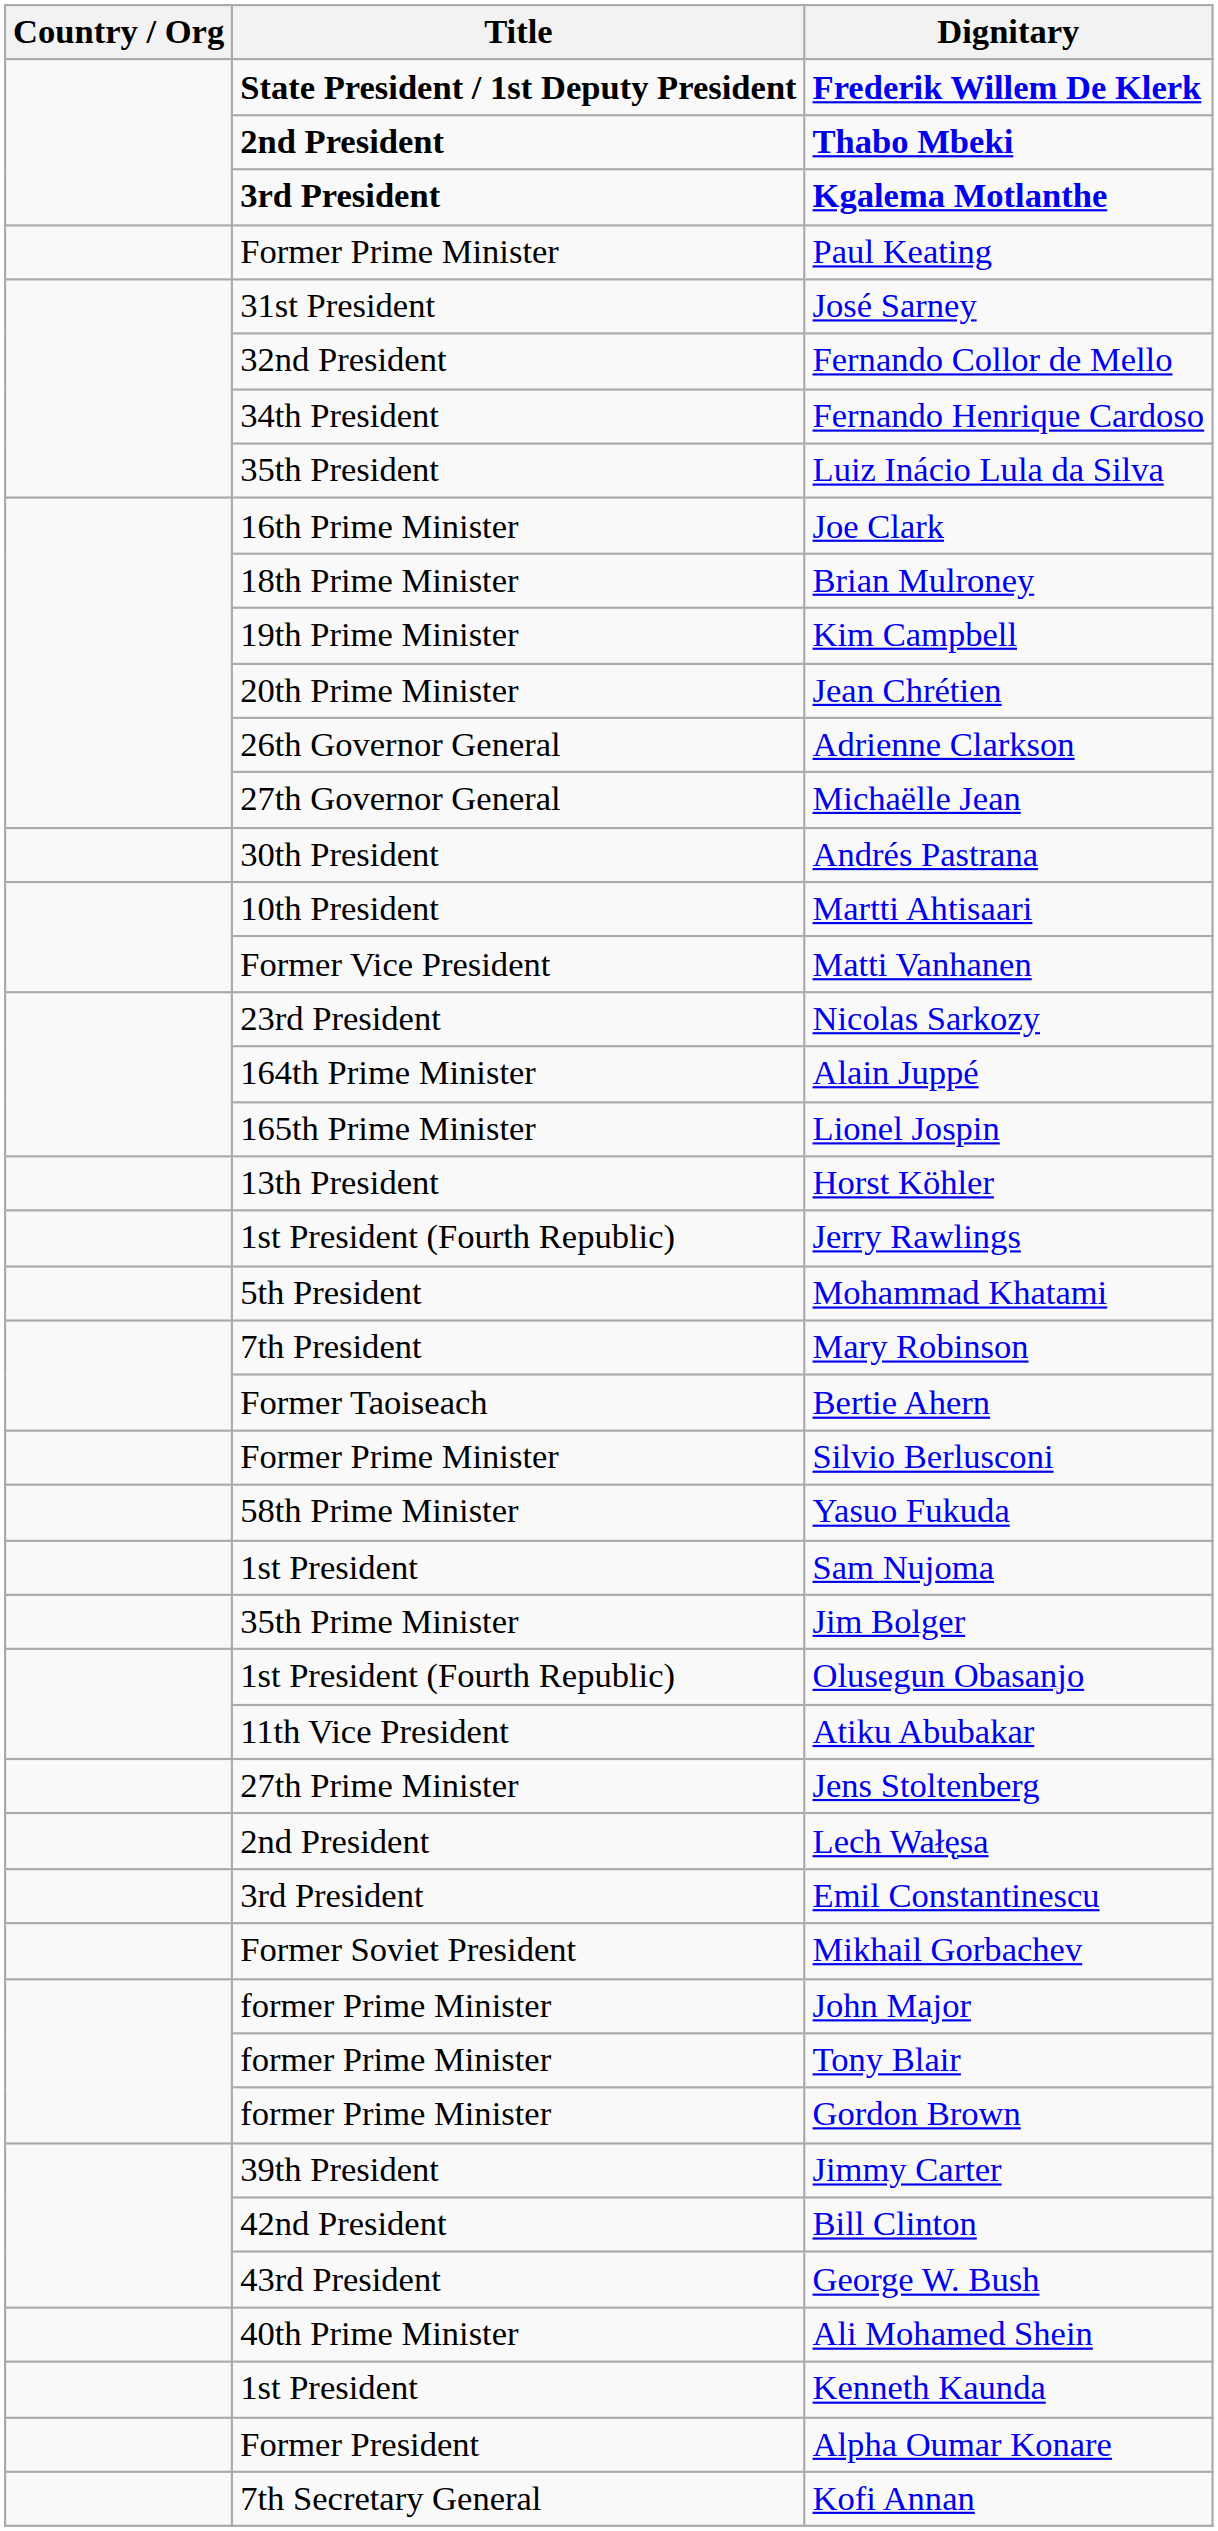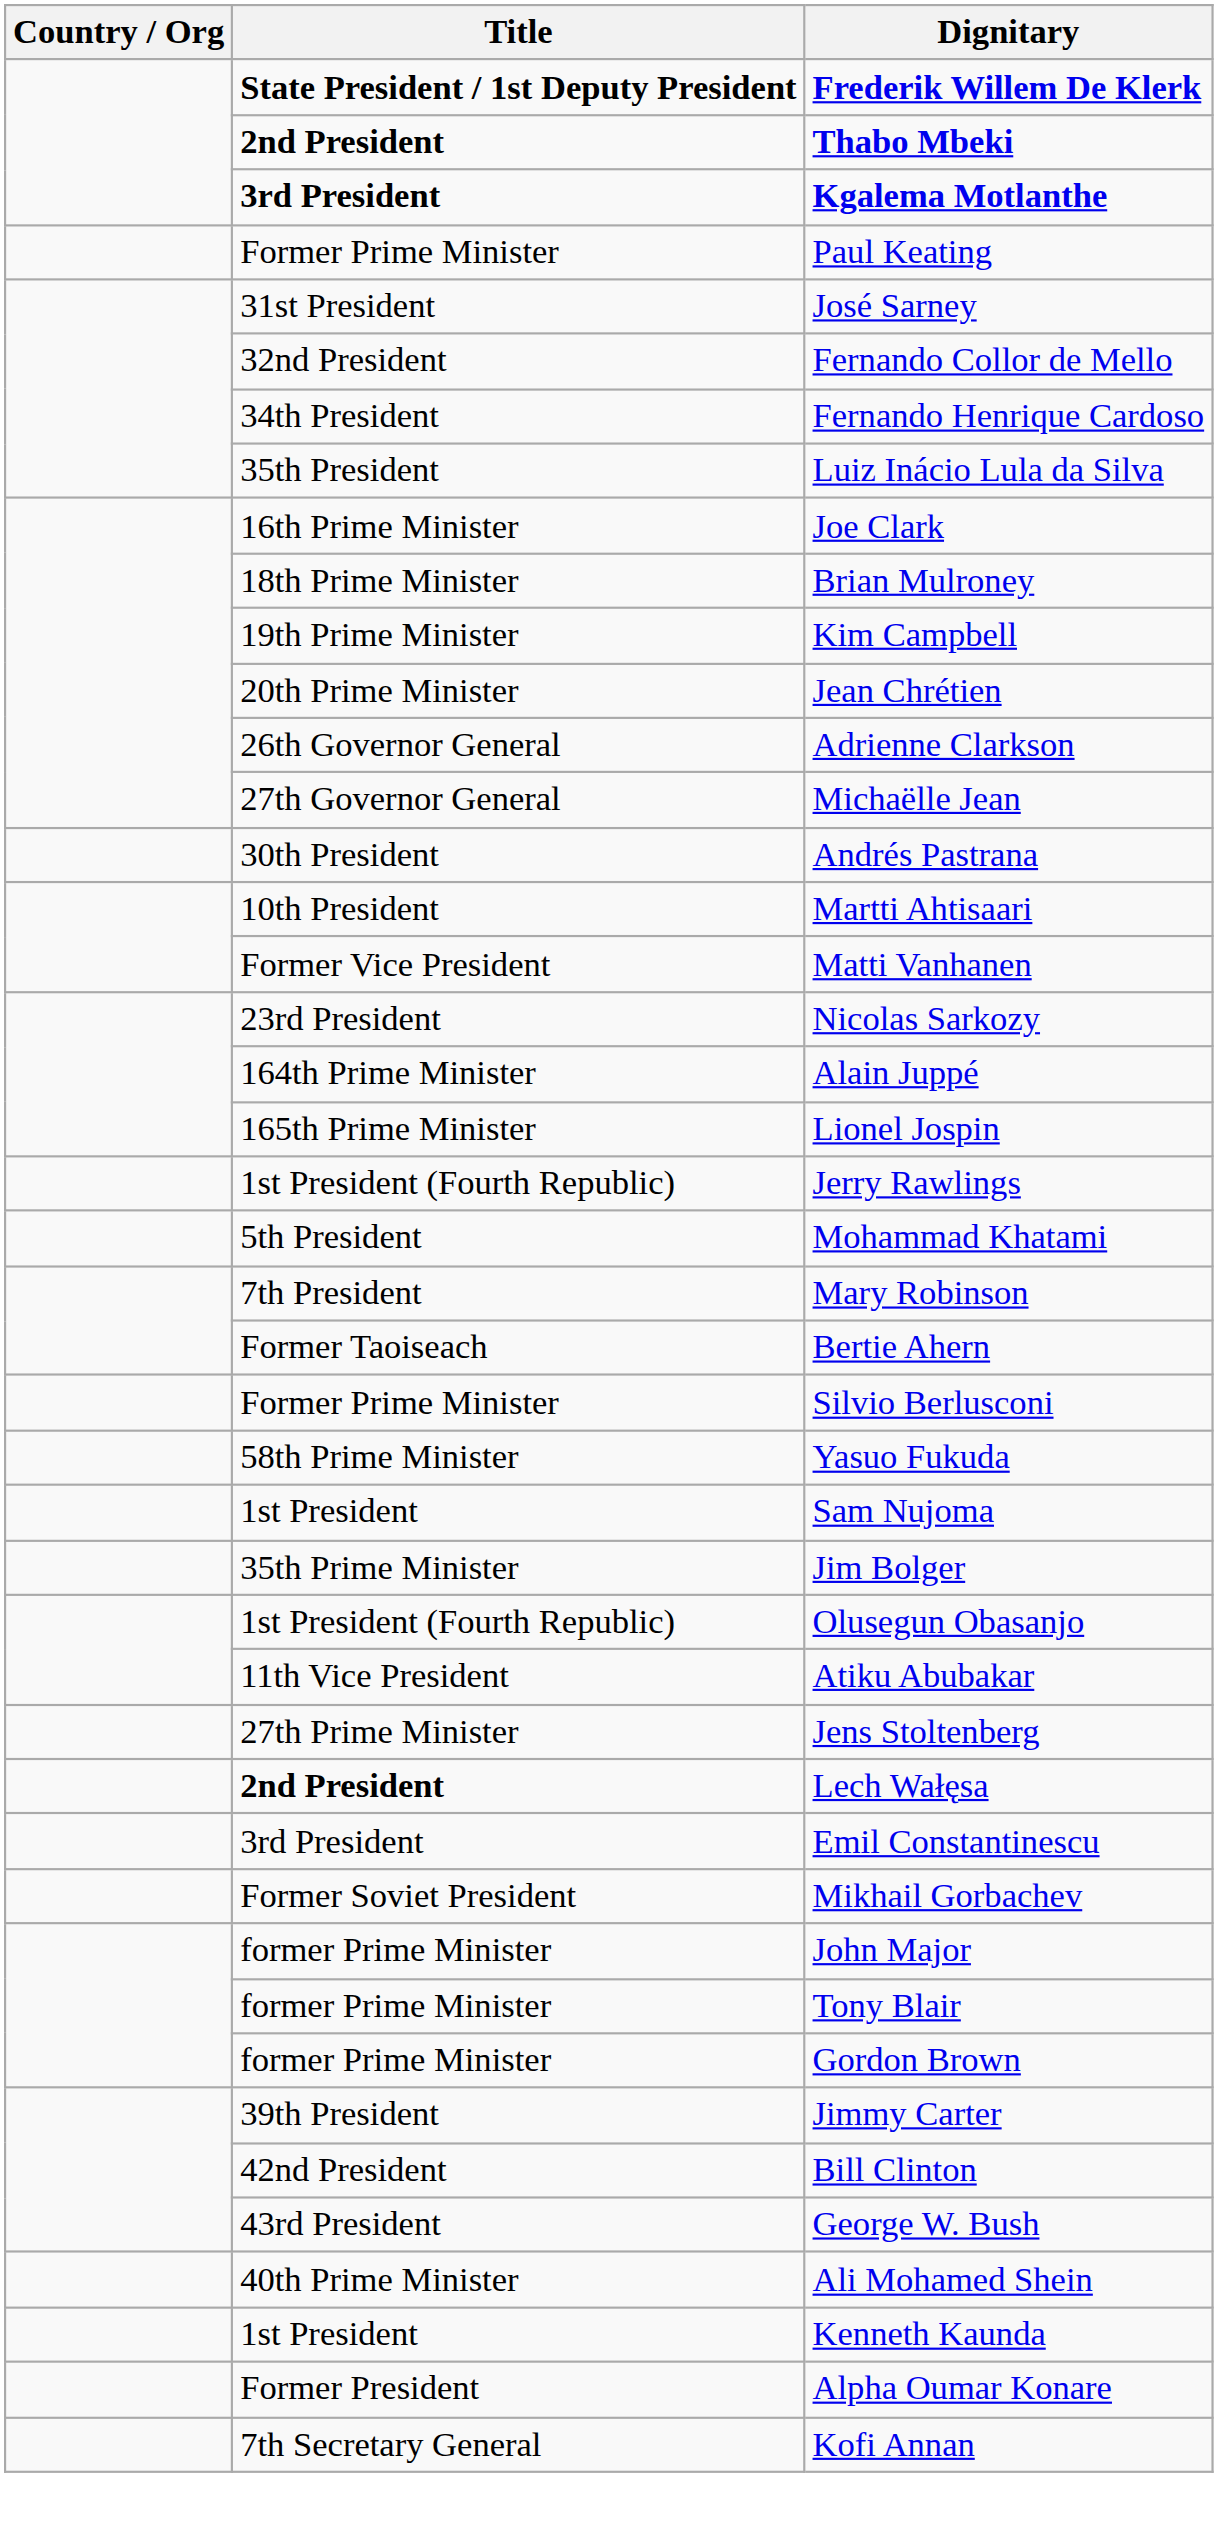- row: (903, 1182)
(335, 1840) normal -> (342, 1785) bold
